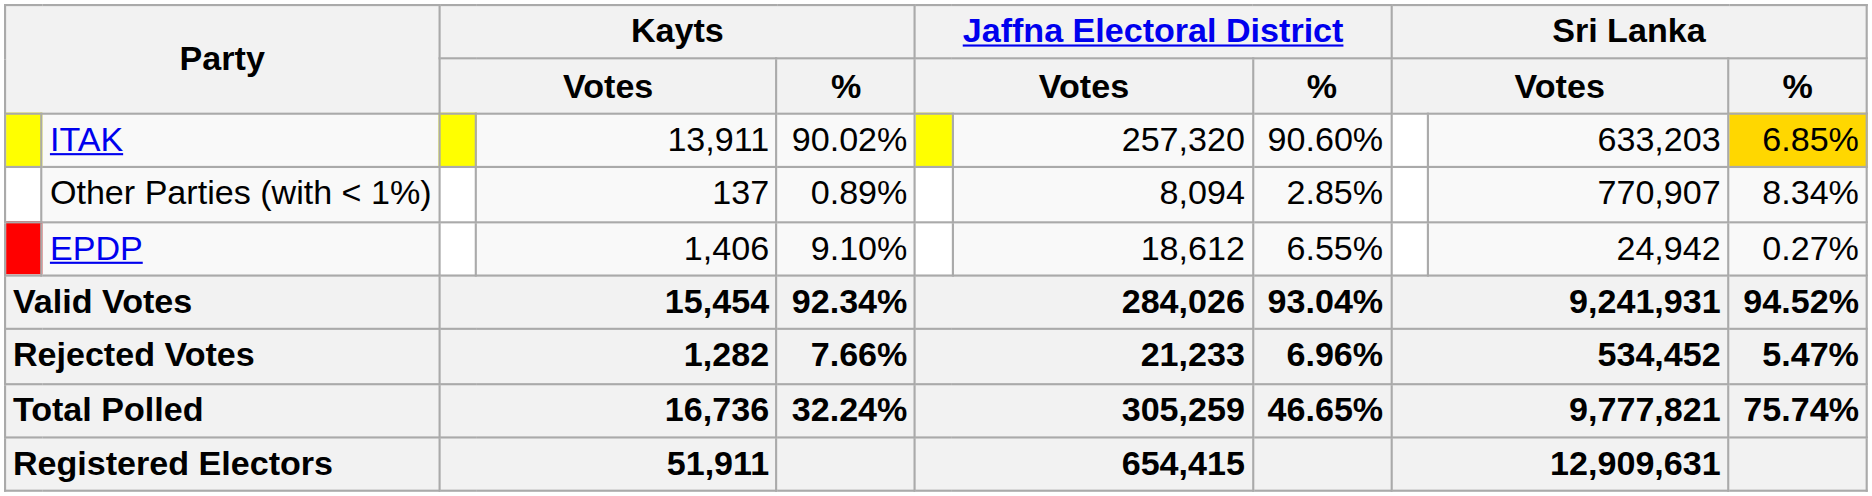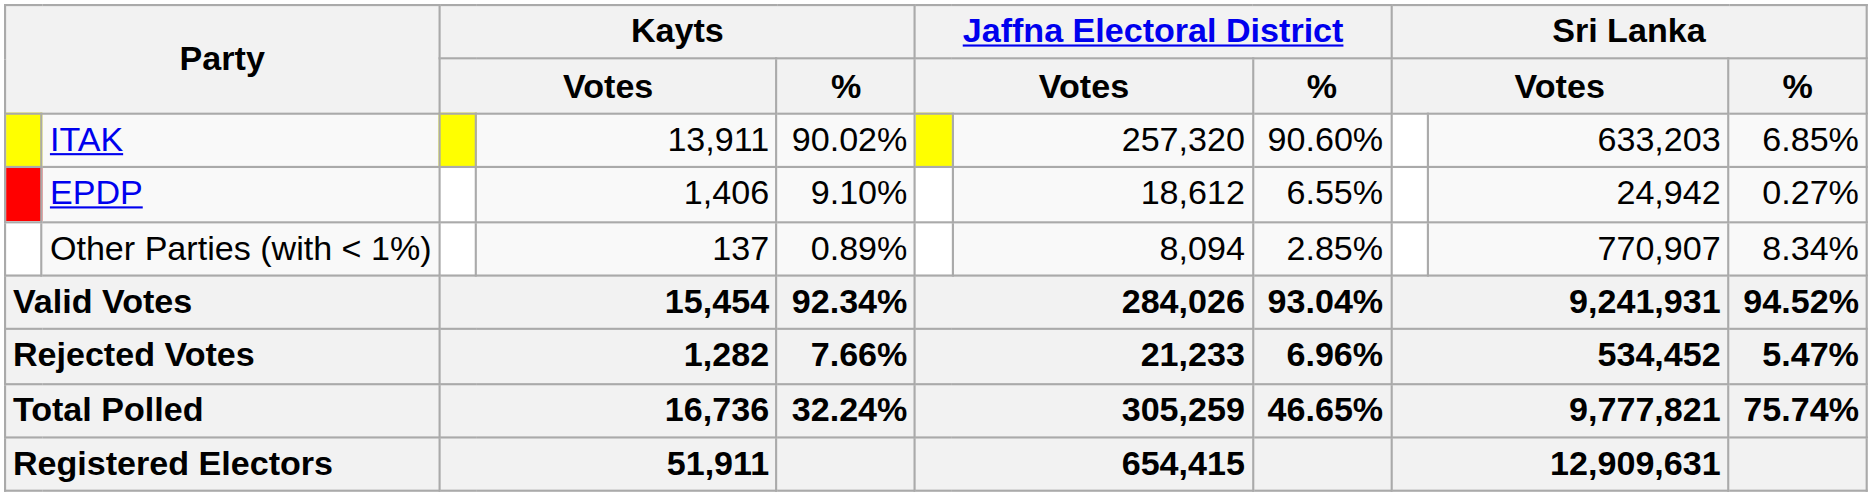(1811, 139) gold background -> (1811, 139) no background
rows swapped: (96, 247) <-> (241, 193)
